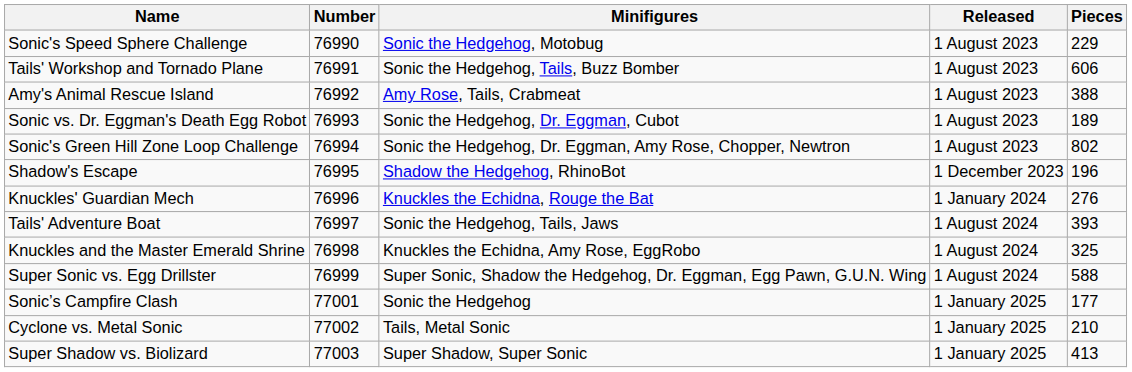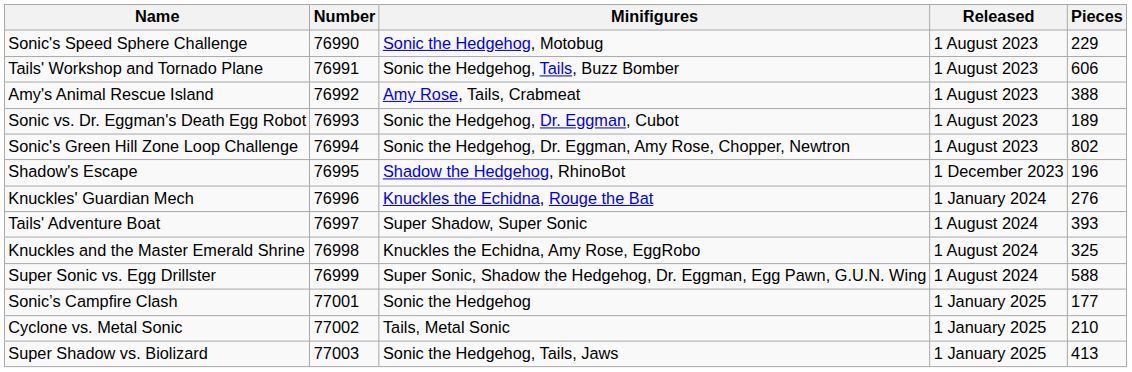(501, 224) Sonic the Hedgehog, Tails, Jaws -> (485, 224) Super Shadow, Super Sonic
(485, 353) Super Shadow, Super Sonic -> (501, 353) Sonic the Hedgehog, Tails, Jaws
